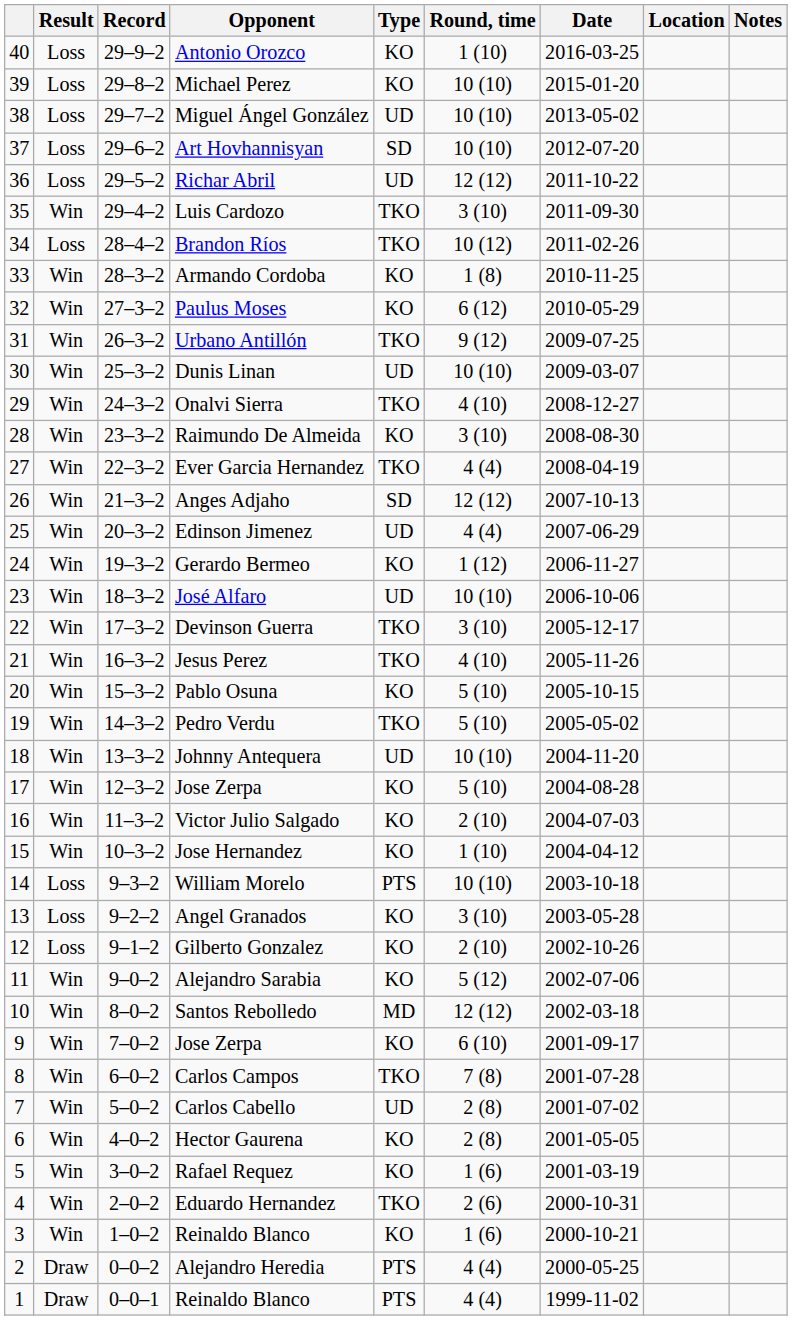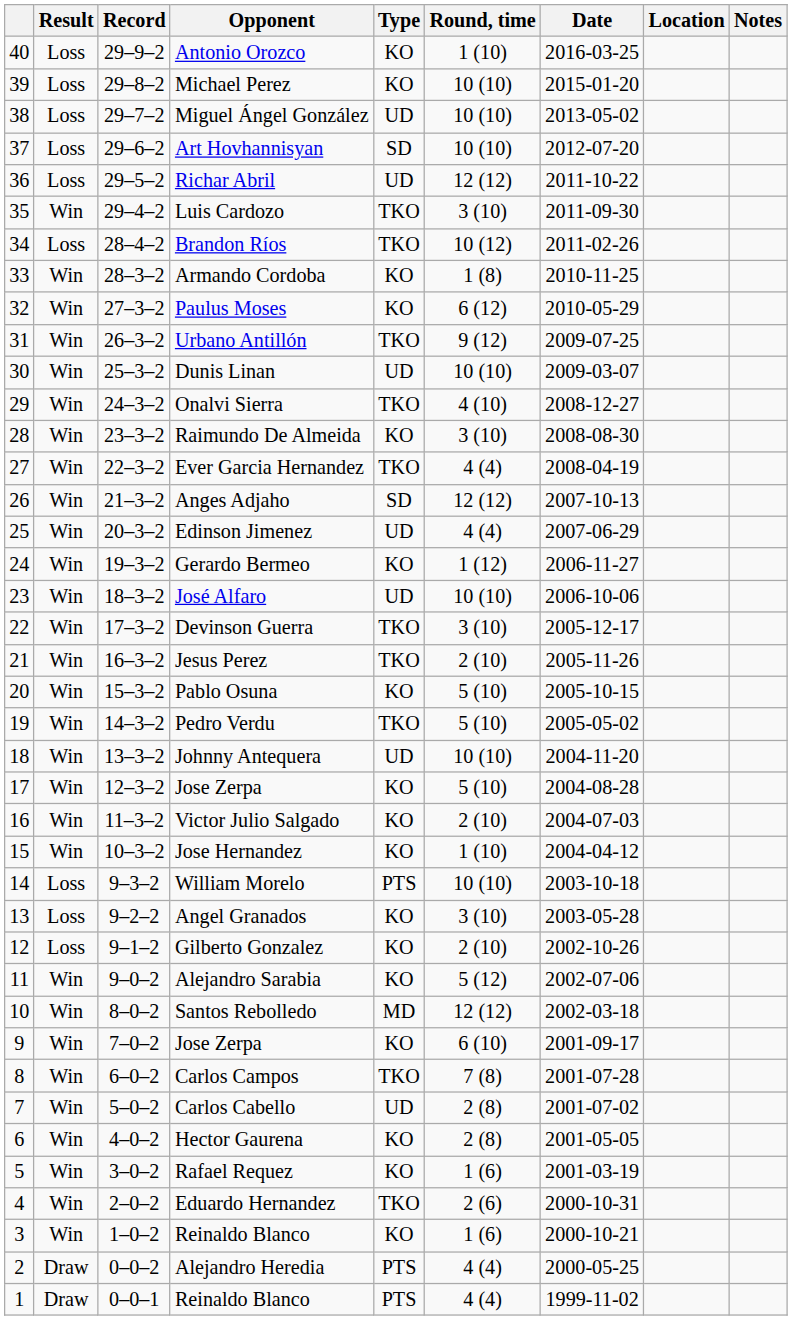(483, 659) 4 (10) -> (483, 659) 2 (10)
